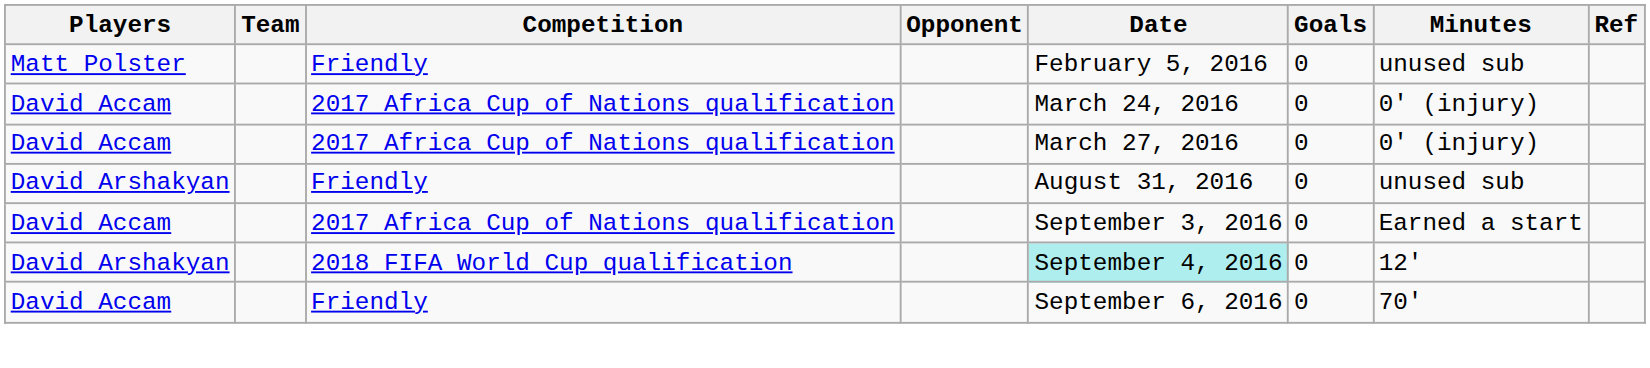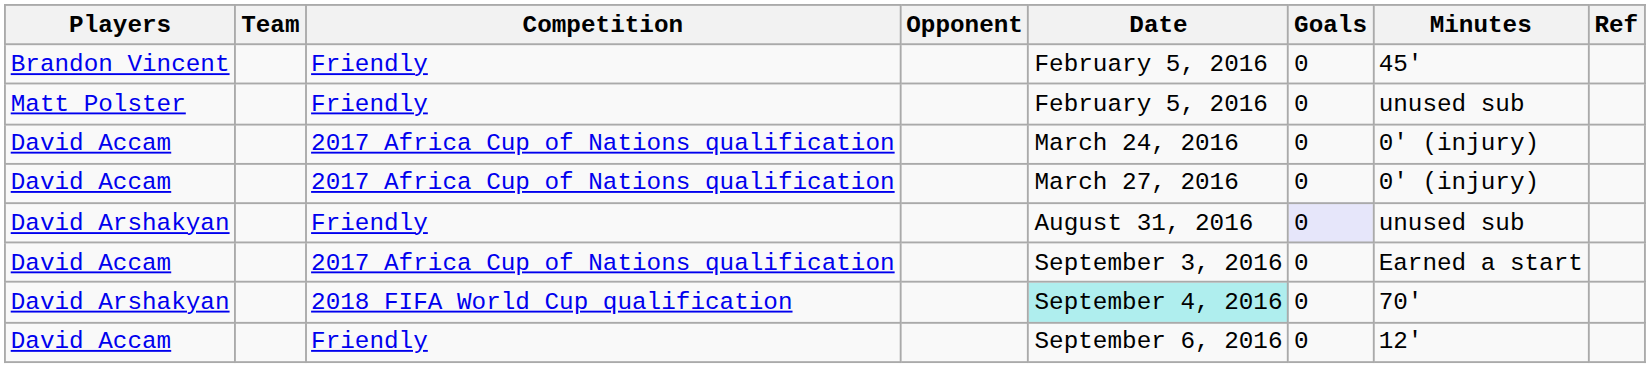+ row: (120, 64)
(1301, 183) no background -> (1301, 223) lavender background
(1401, 262) 12' -> (1401, 302) 70'
(1401, 302) 70' -> (1401, 342) 12'
